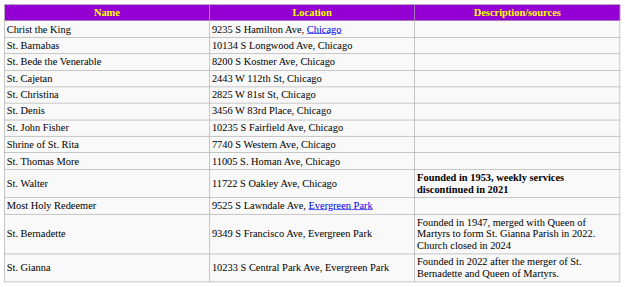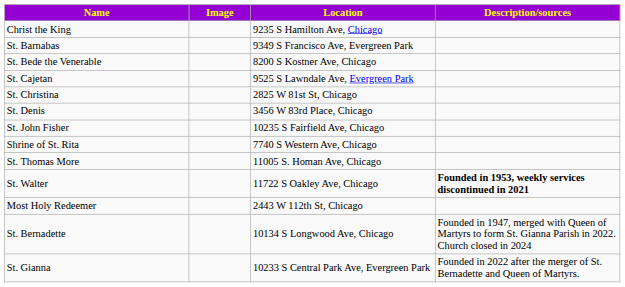+ column: (220, 12)
(282, 45) 10134 S Longwood Ave, Chicago -> (333, 45) 9349 S Francisco Ave, Evergreen Park
(267, 78) 2443 W 112th St, Chicago -> (333, 78) 9525 S Lawndale Ave, Evergreen Park
(292, 205) 9525 S Lawndale Ave, Evergreen Park -> (308, 205) 2443 W 112th St, Chicago
(292, 234) 9349 S Francisco Ave, Evergreen Park -> (323, 234) 10134 S Longwood Ave, Chicago
